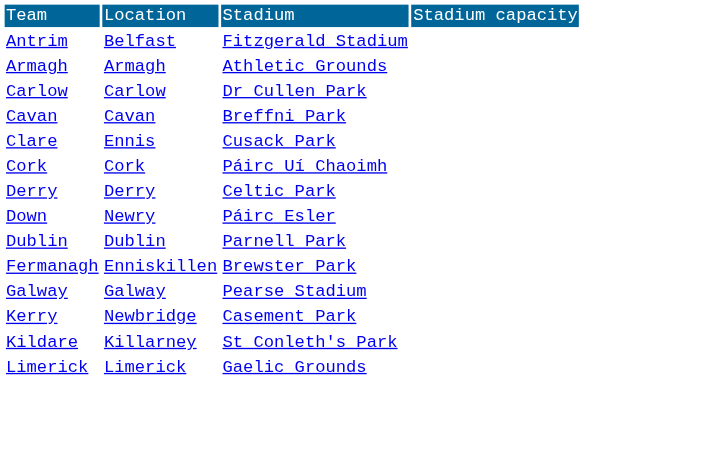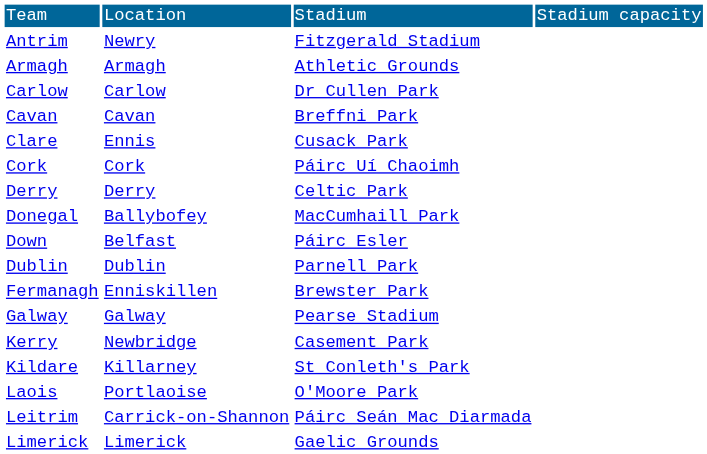(140, 41) Belfast -> (130, 41) Newry
+ row: (42, 217)
(130, 217) Newry -> (140, 242) Belfast
+ row: (32, 392)
+ row: (42, 417)
